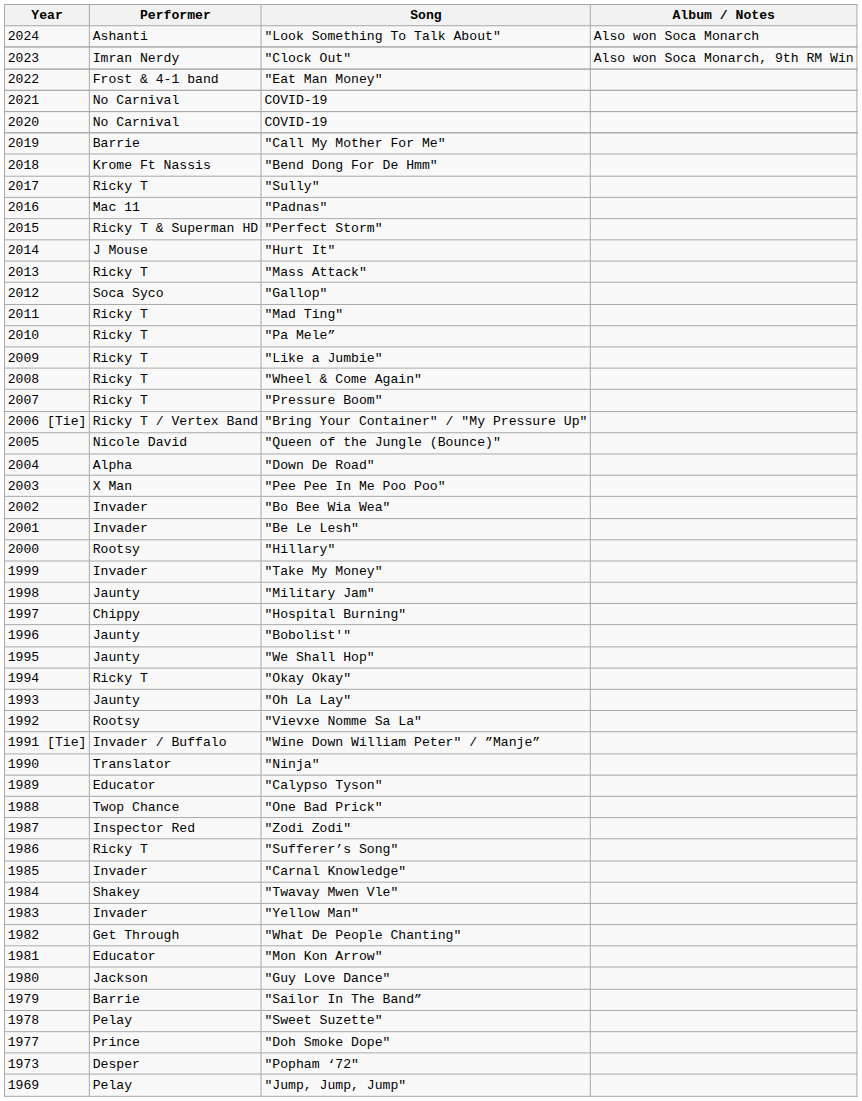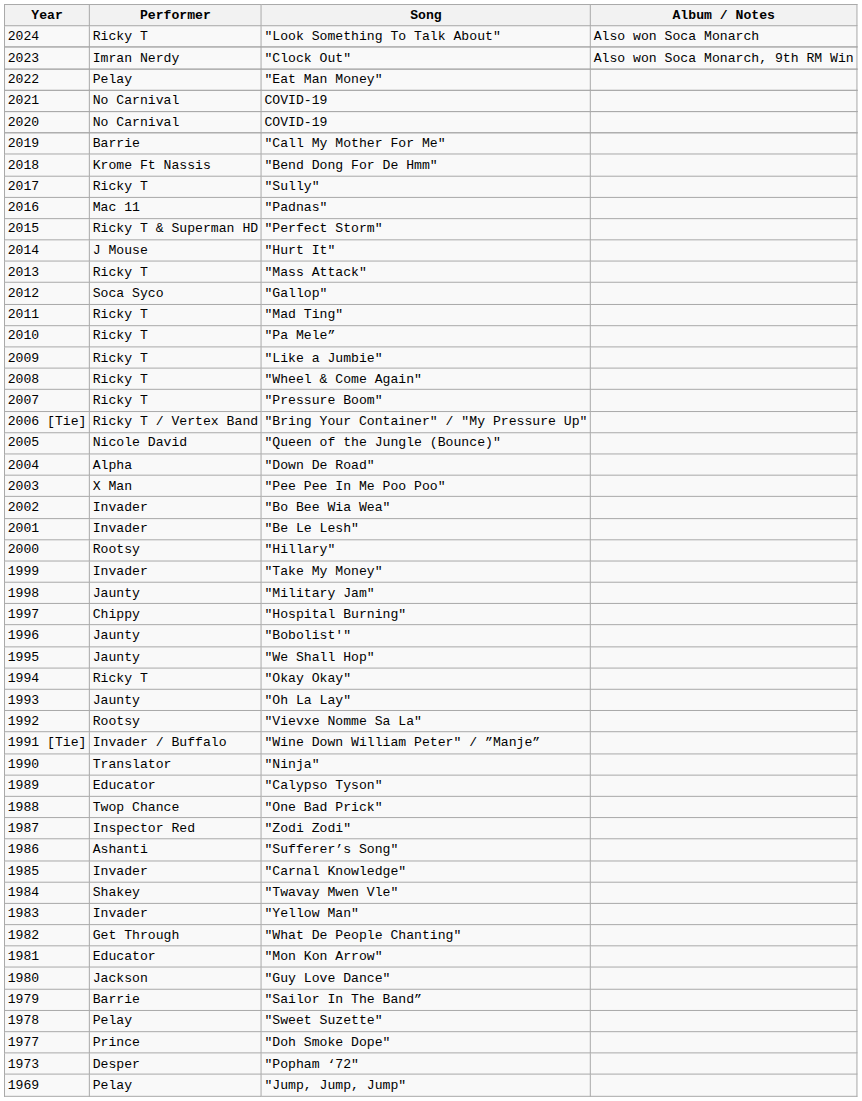(120, 37) Ashanti -> (120, 37) Ricky T
(156, 79) Frost & 4-1 band -> (112, 79) Pelay
(120, 850) Ricky T -> (120, 850) Ashanti
